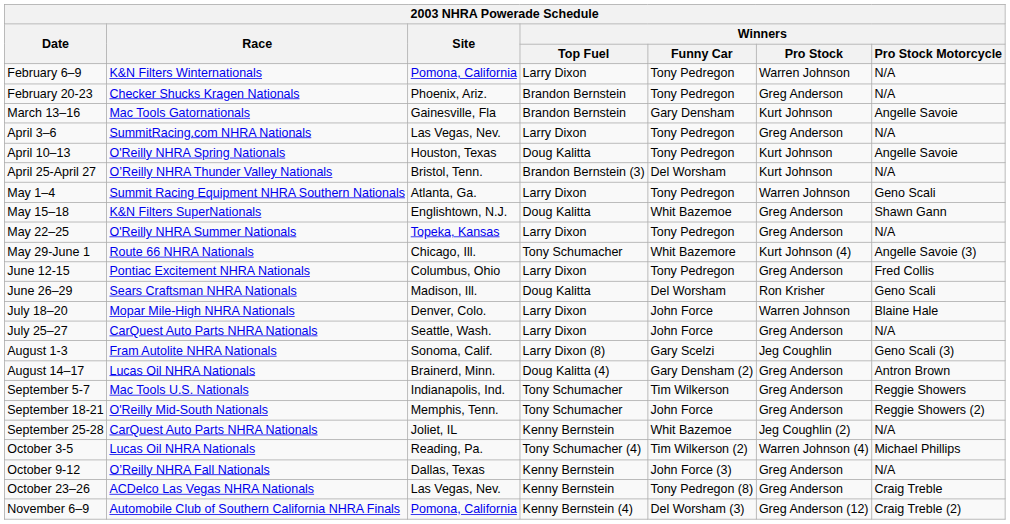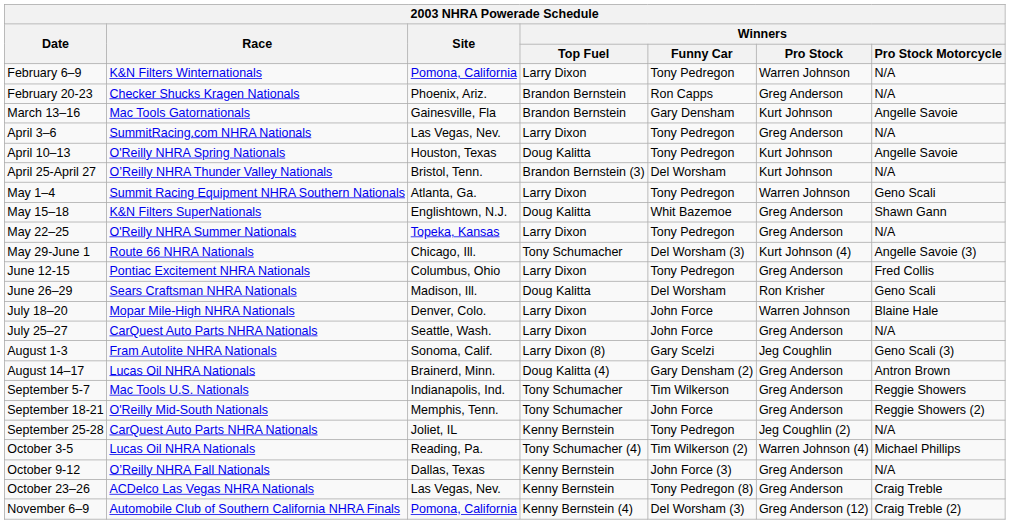(692, 93) Tony Pedregon -> (682, 93) Ron Capps
(693, 251) Whit Bazemore -> (697, 251) Del Worsham (3)
(691, 430) Whit Bazemoe -> (692, 430) Tony Pedregon
